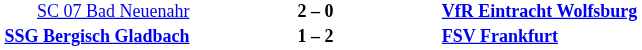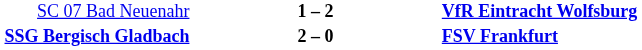(316, 10) 2 – 0 -> (316, 10) 1 – 2
(316, 35) 1 – 2 -> (316, 35) 2 – 0
